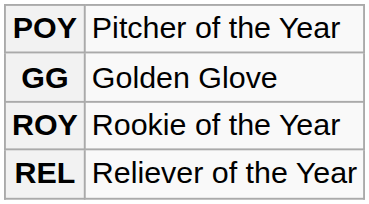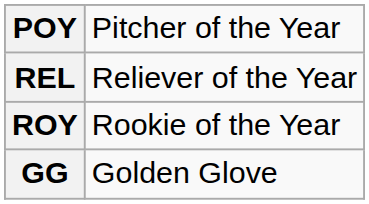rows swapped: (45, 173) <-> (45, 76)
